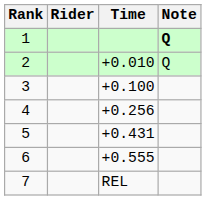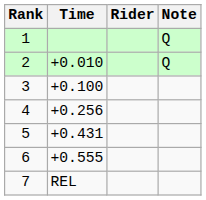columns swapped: (73, 17) <-> (128, 17)
(166, 41) bold -> (166, 41) normal
